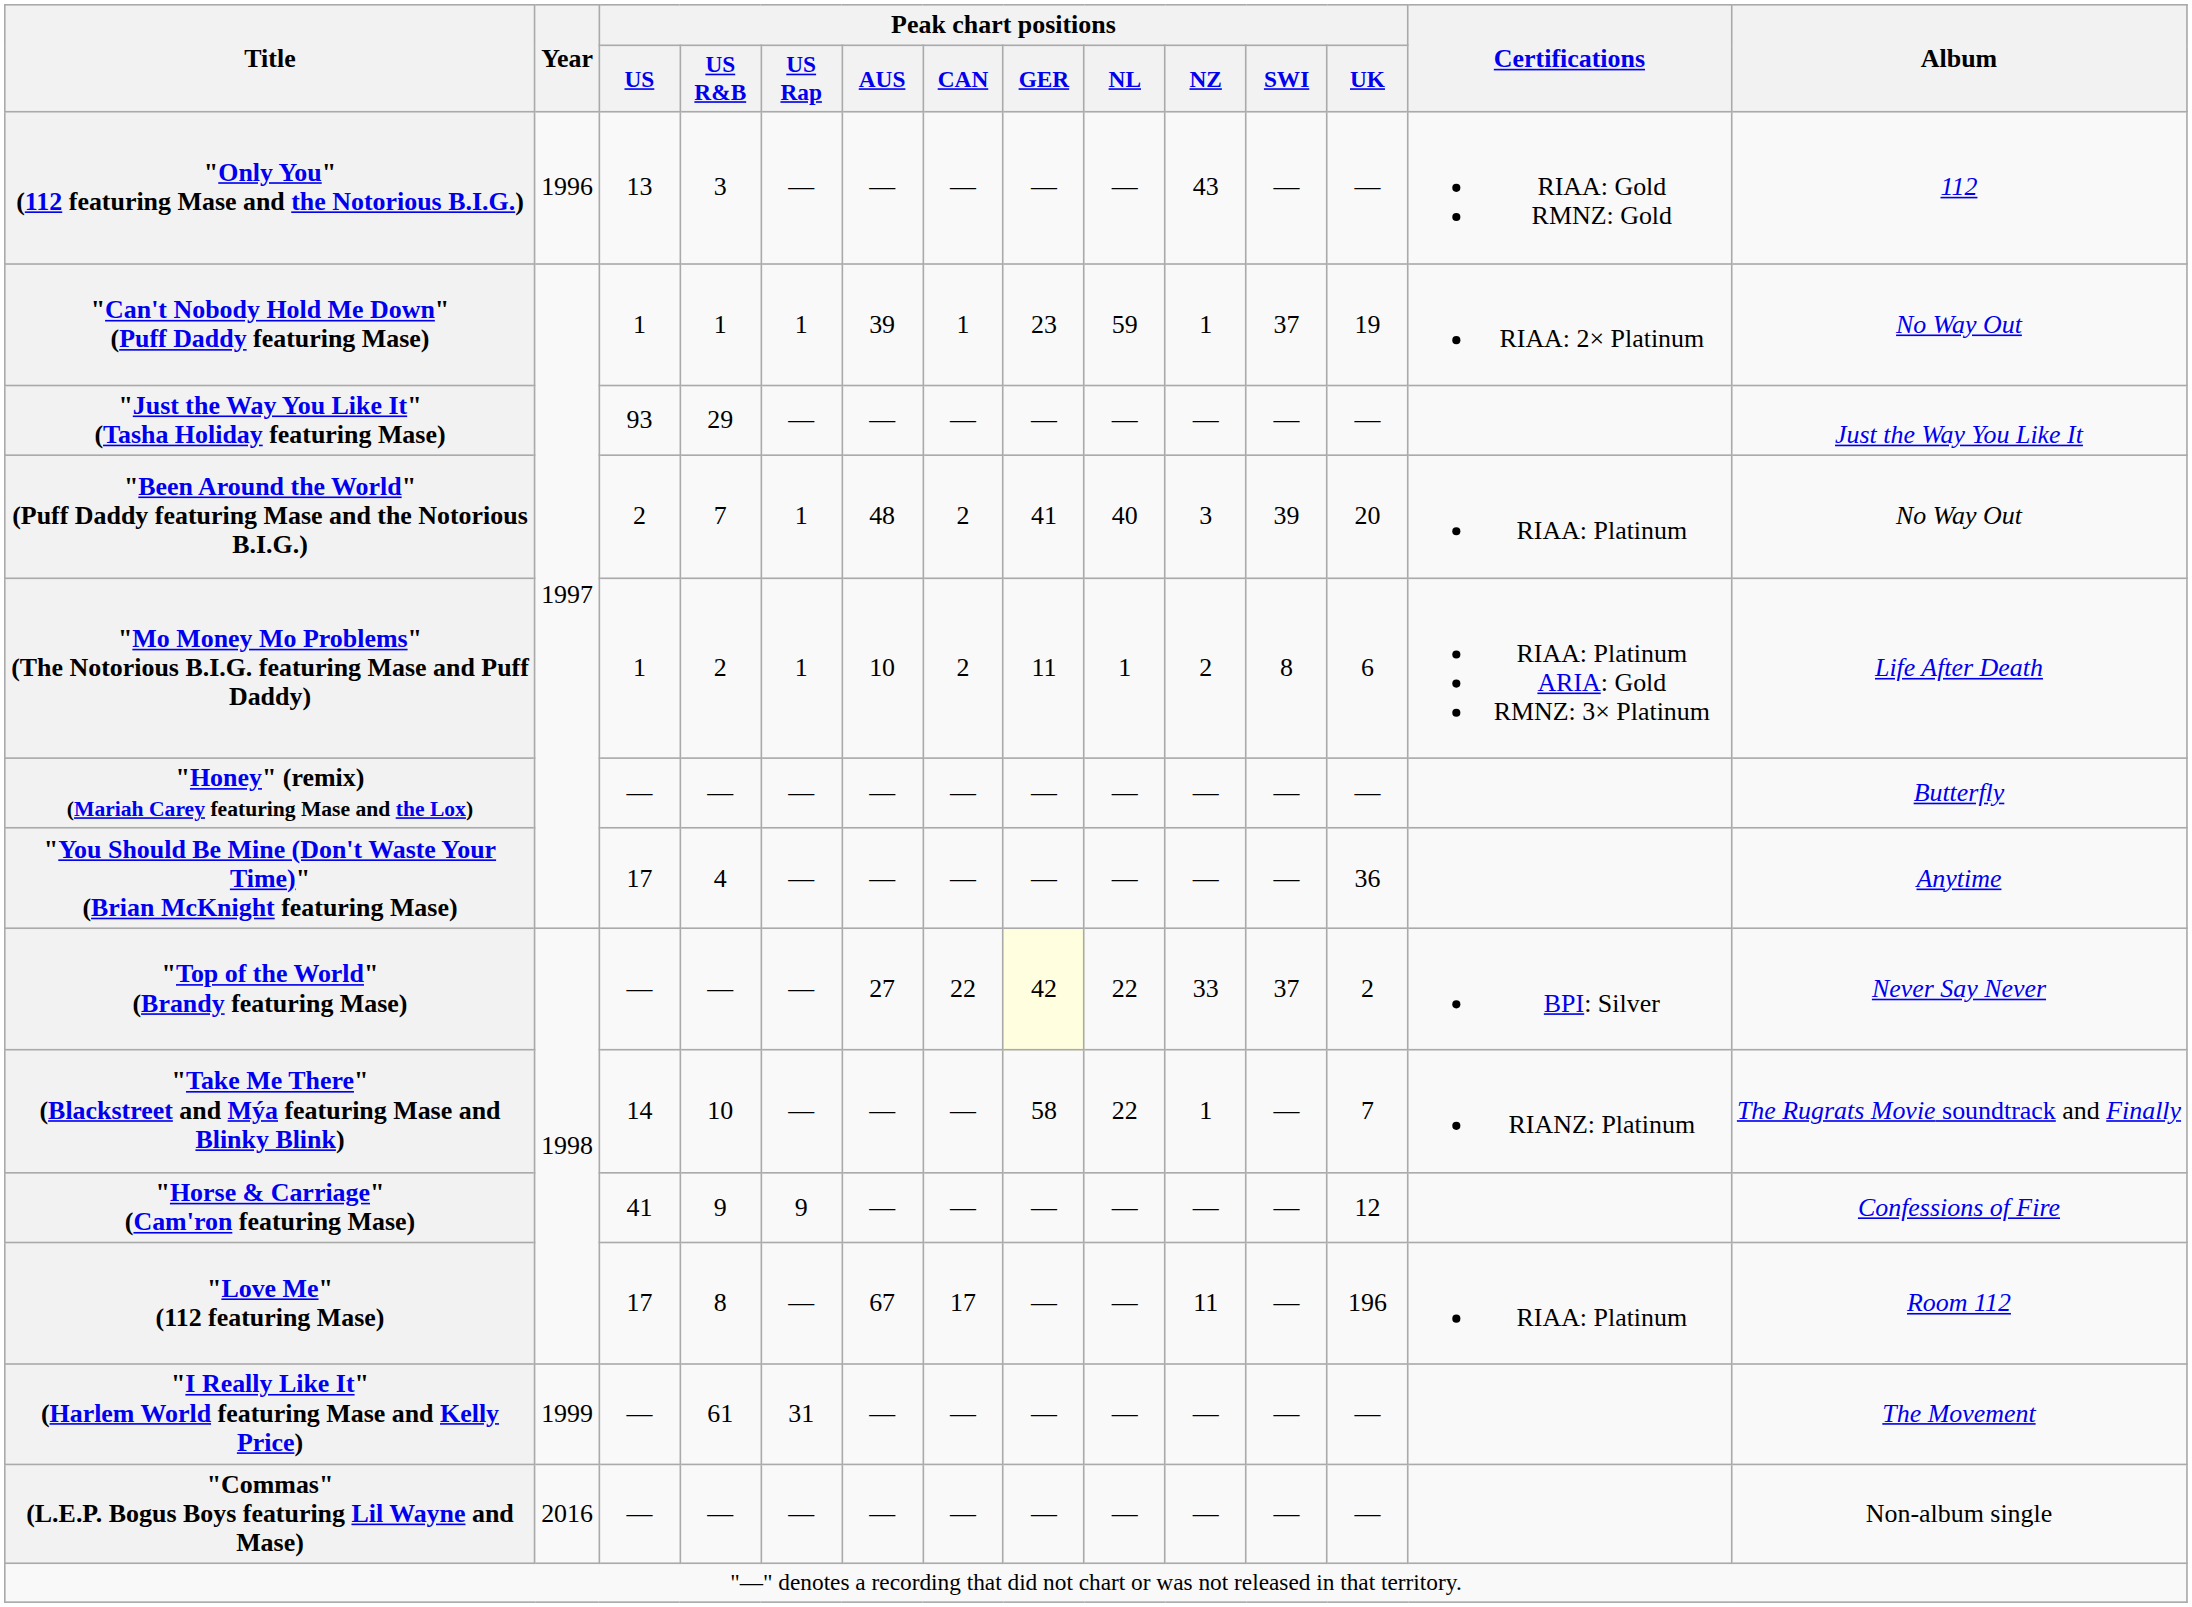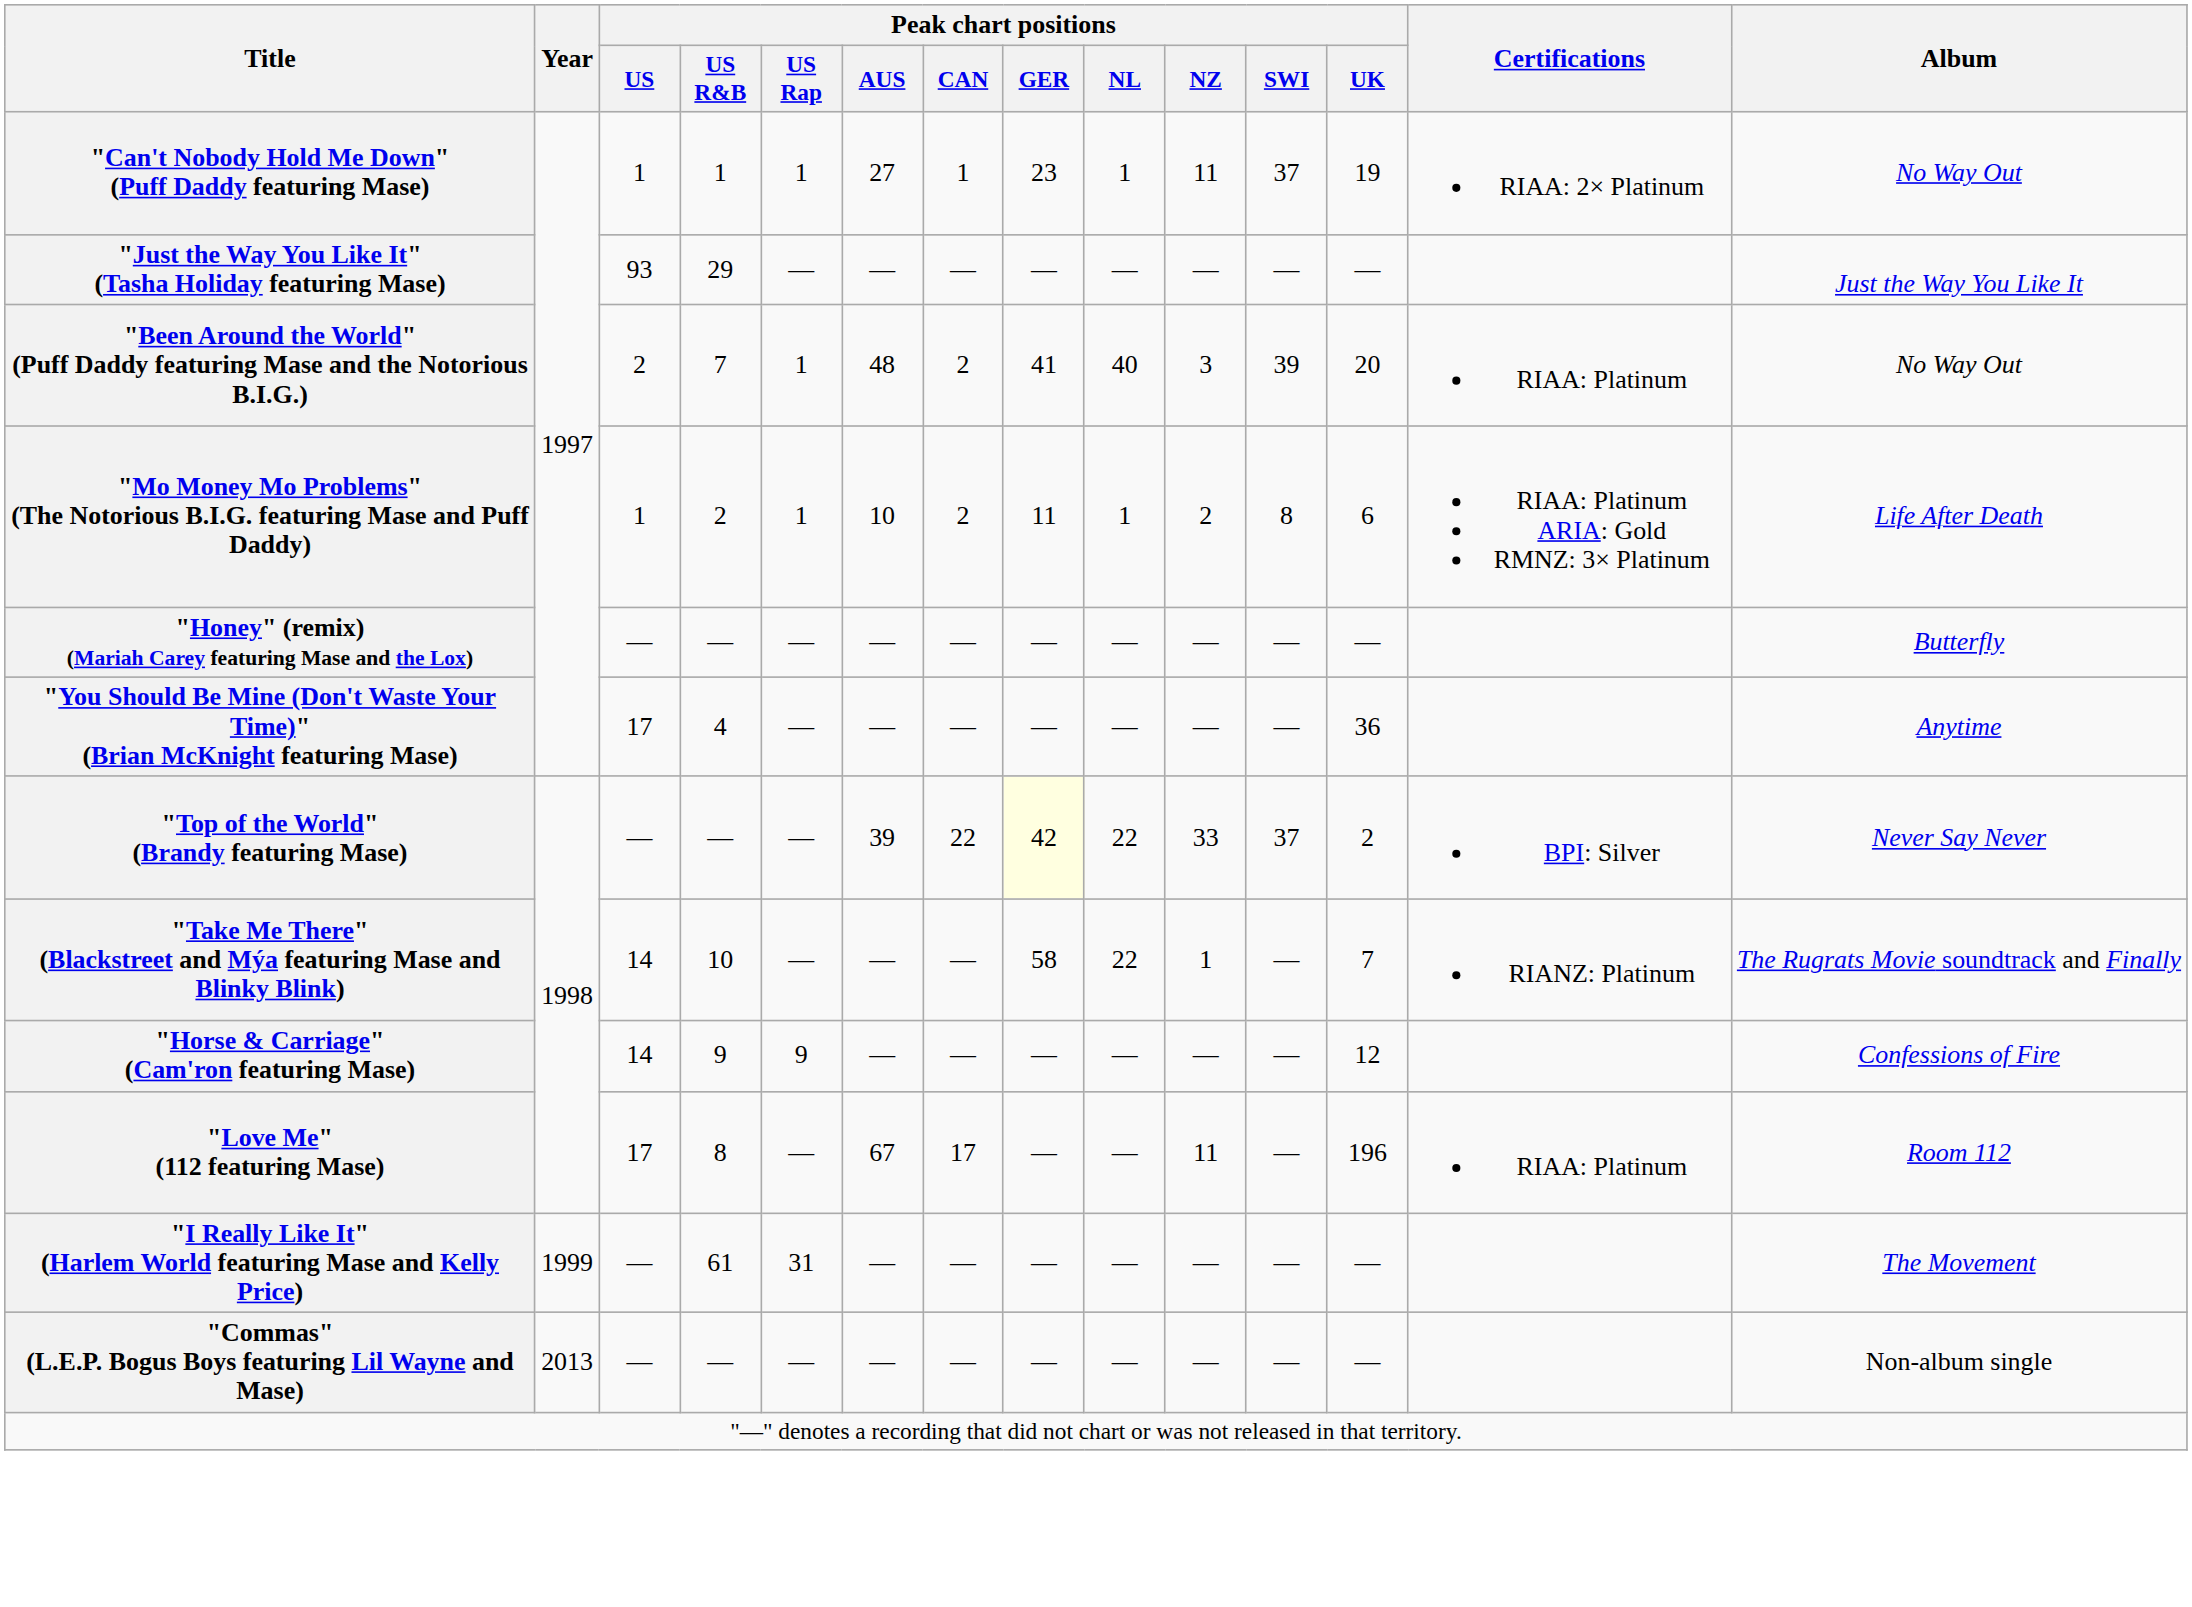- row: (270, 187)
(882, 323) 39 -> (882, 172) 27
(1125, 323) 59 -> (1125, 172) 1
(1206, 323) 1 -> (1206, 172) 11
(882, 988) 27 -> (882, 837) 39
(639, 1206) 41 -> (639, 1055) 14
(567, 1513) 2016 -> (567, 1361) 2013
